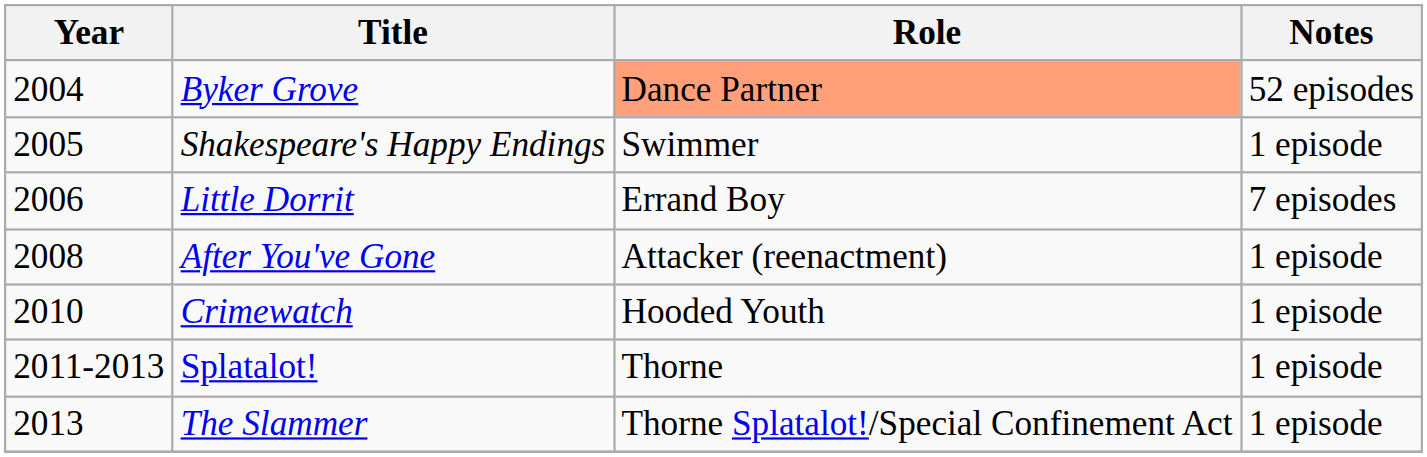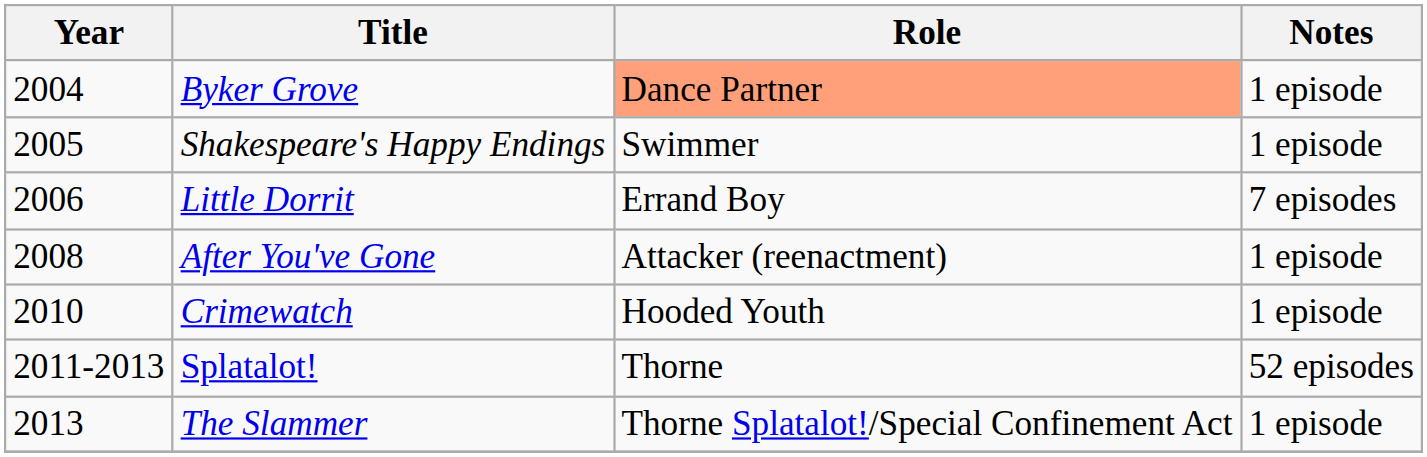(1331, 88) 52 episodes -> (1316, 88) 1 episode
(1316, 367) 1 episode -> (1331, 367) 52 episodes
